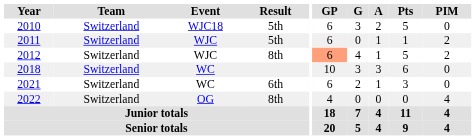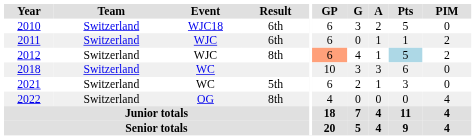(276, 26) 5th -> (276, 26) 6th
(276, 40) 5th -> (276, 40) 6th
(406, 55) no background -> (406, 55) lightblue background
(276, 84) 6th -> (276, 84) 5th
